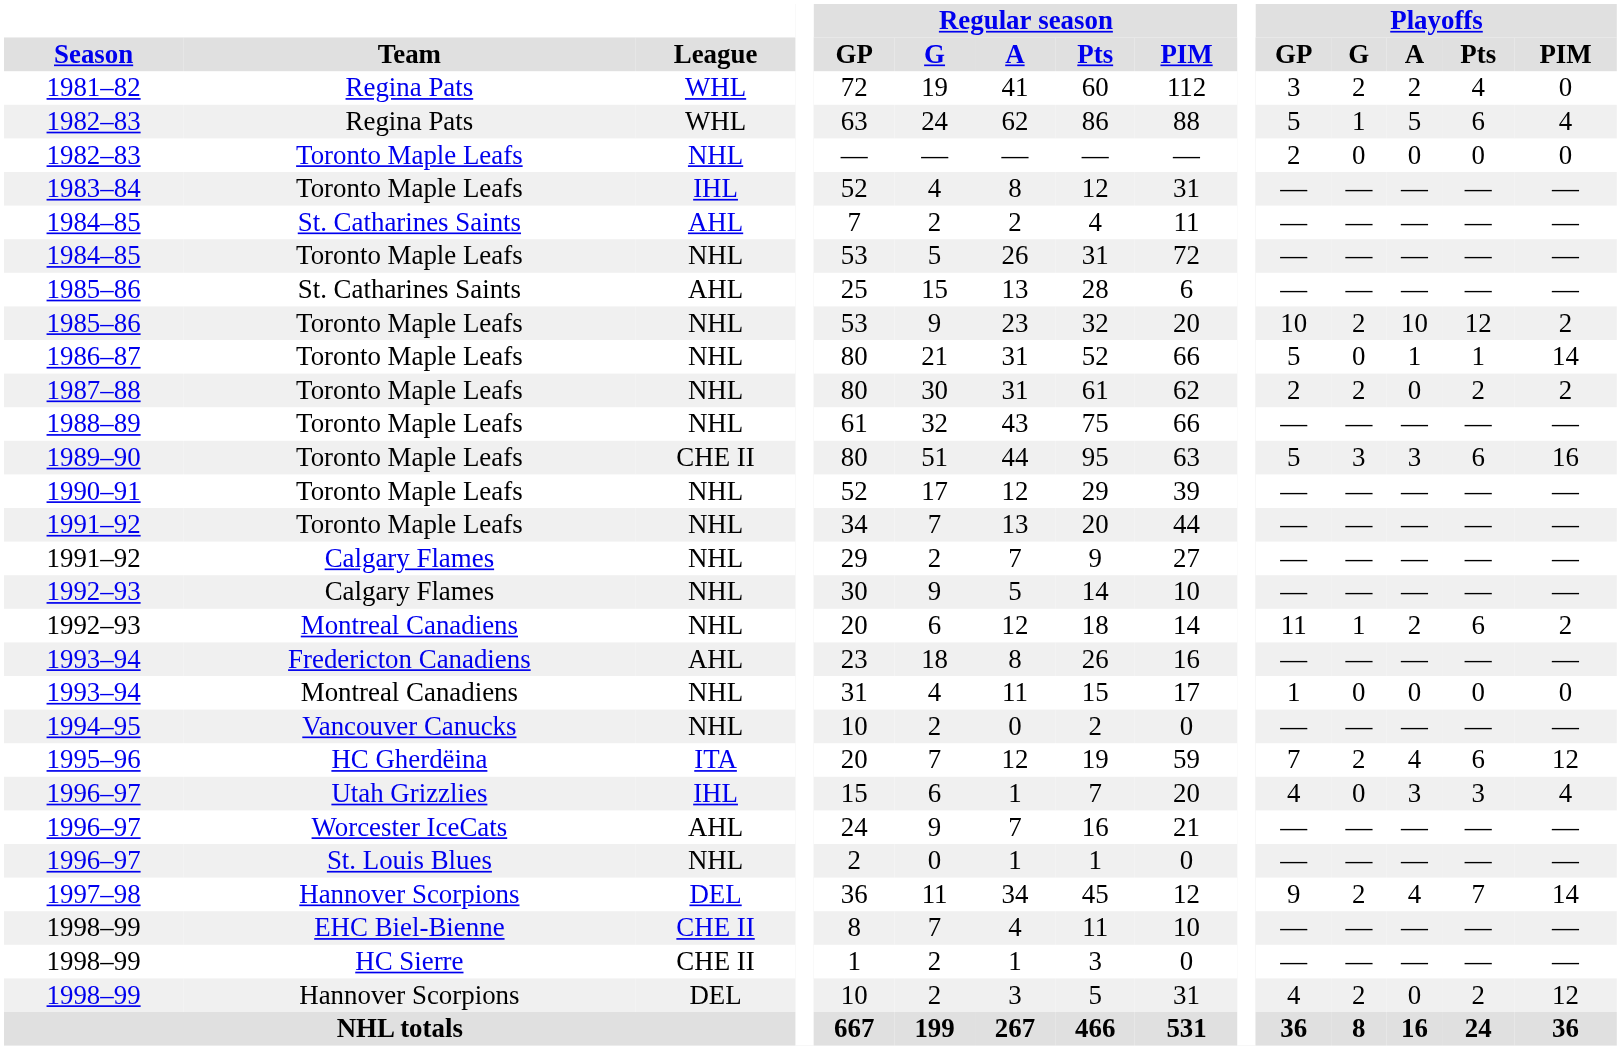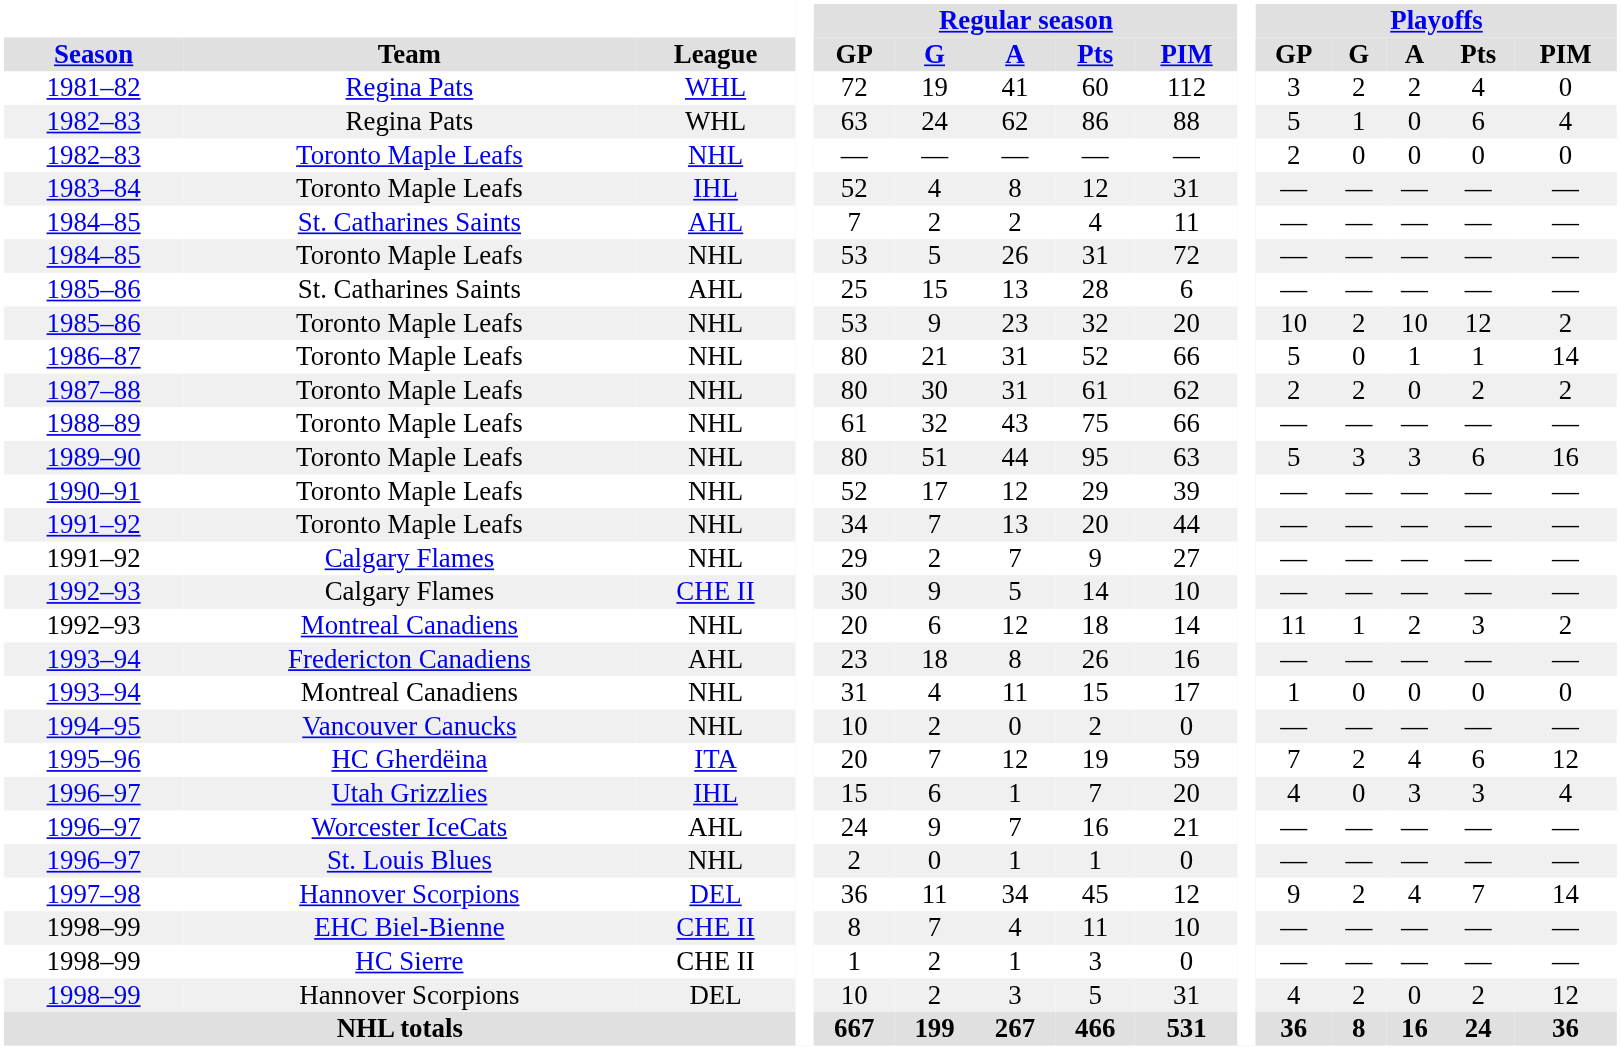(1414, 121) 5 -> (1414, 121) 0
(716, 457) CHE II -> (716, 457) NHL
(716, 591) NHL -> (716, 591) CHE II
(1478, 625) 6 -> (1478, 625) 3
